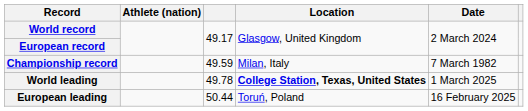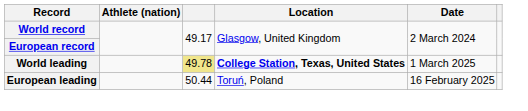- row: (62, 64)
(220, 81) no background -> (199, 64) khaki background
